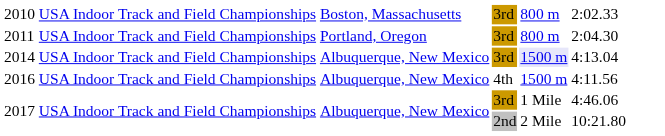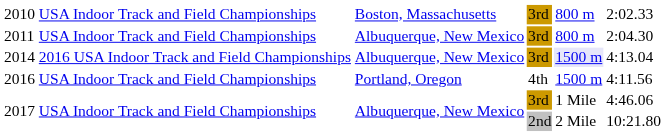(373, 35) Portland, Oregon -> (440, 35) Albuquerque, New Mexico
(177, 57) USA Indoor Track and Field Championships -> (195, 57) 2016 USA Indoor Track and Field Championships
(405, 78) Albuquerque, New Mexico -> (408, 78) Portland, Oregon
